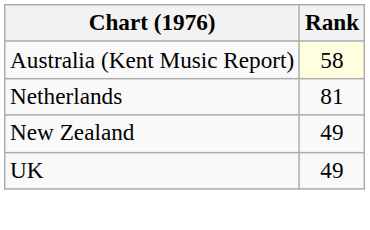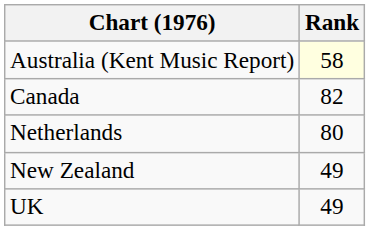+ row: (45, 96)
(332, 96) 81 -> (332, 133) 80
